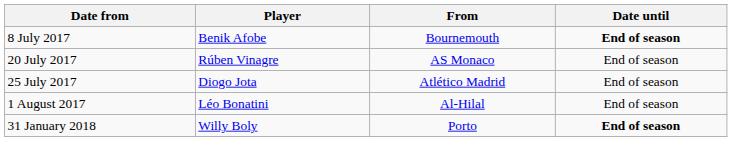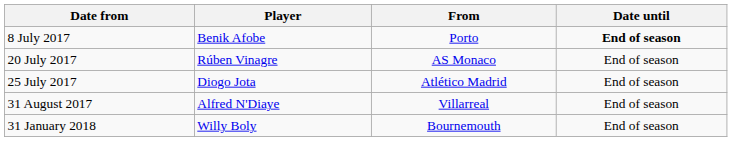(462, 37) Bournemouth -> (464, 37) Porto
- row: (47, 103)
+ row: (50, 103)
(462, 125) Porto -> (464, 125) Bournemouth
(641, 125) bold -> (641, 125) normal
